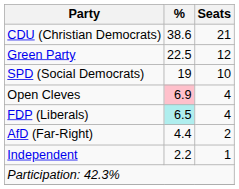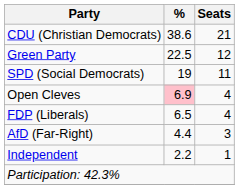(224, 74) 10 -> (225, 74) 11
(183, 114) paleturquoise background -> (183, 114) no background
(228, 134) 2 -> (228, 134) 3
